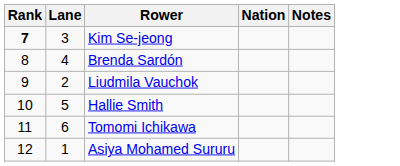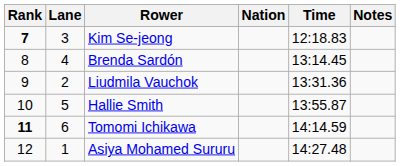+ column: (319, 15)
(25, 127) normal -> (25, 127) bold
